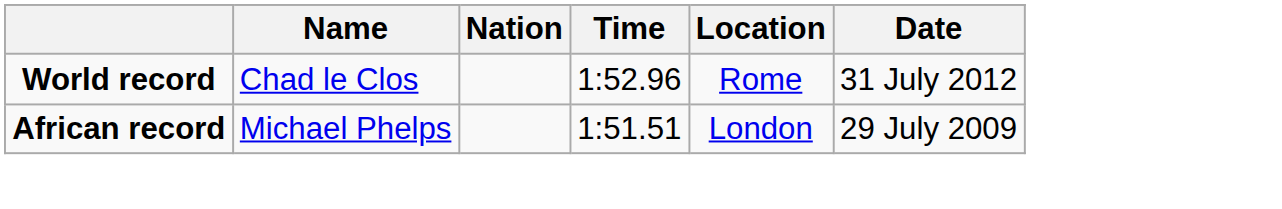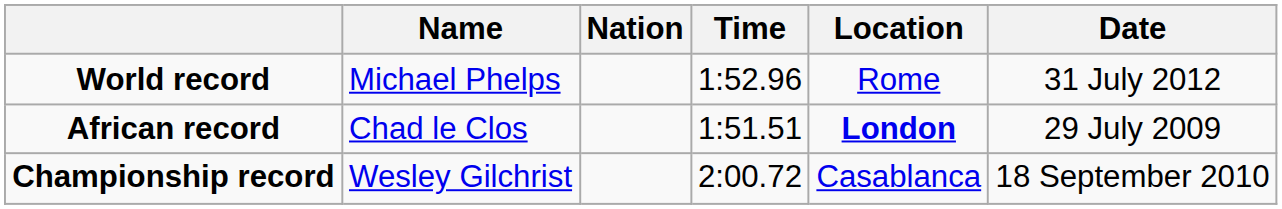(329, 78) Chad le Clos -> (455, 78) Michael Phelps
(346, 128) Michael Phelps -> (438, 128) Chad le Clos
(761, 128) normal -> (899, 128) bold
+ row: (173, 177)
